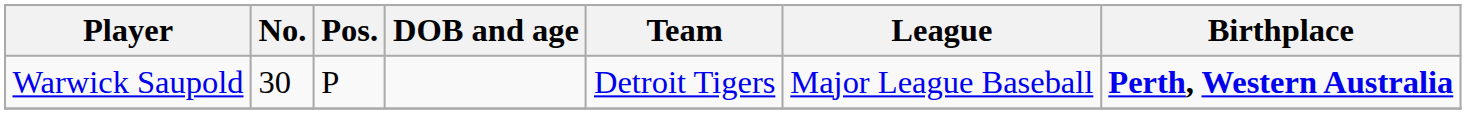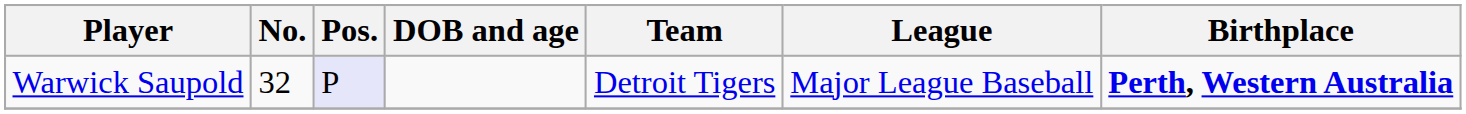(275, 81) 30 -> (275, 81) 32
(330, 81) no background -> (330, 81) lavender background
